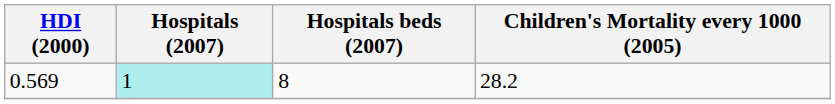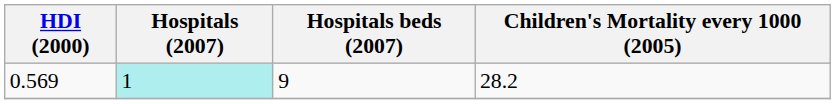(284, 80) 8 -> (284, 80) 9
